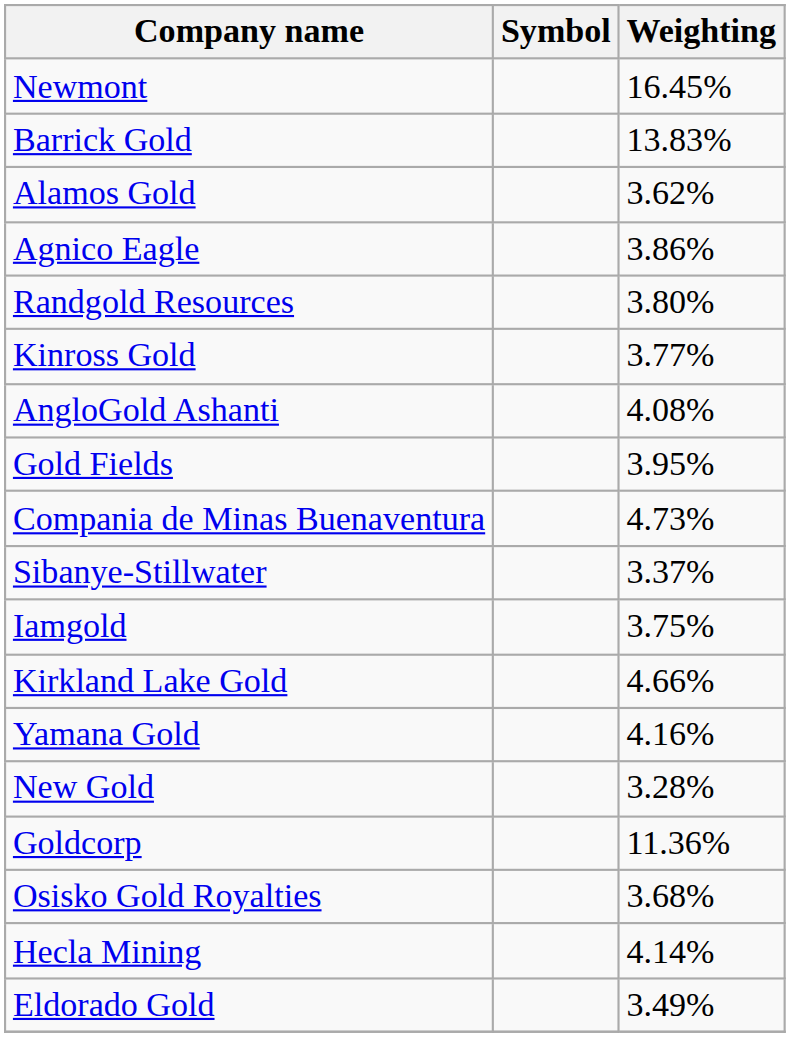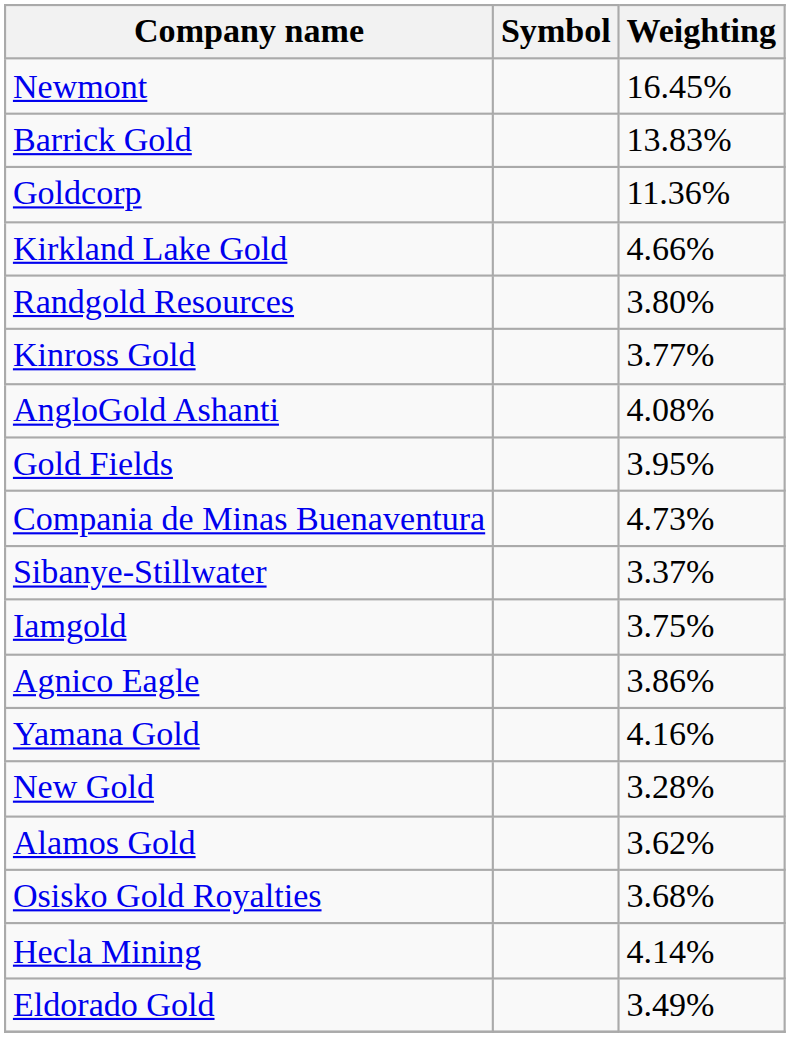rows swapped: (77, 842) <-> (104, 193)
rows swapped: (106, 247) <-> (150, 680)
